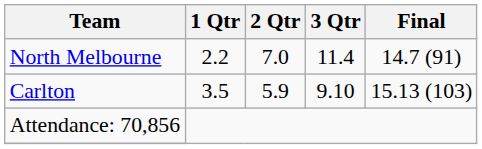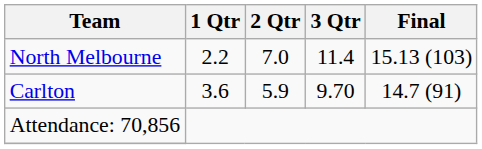(421, 56) 14.7 (91) -> (421, 56) 15.13 (103)
(215, 90) 3.5 -> (215, 90) 3.6
(336, 90) 9.10 -> (336, 90) 9.70
(421, 90) 15.13 (103) -> (421, 90) 14.7 (91)
